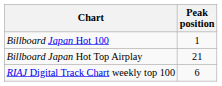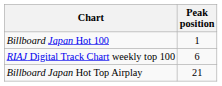rows swapped: (75, 56) <-> (91, 72)
